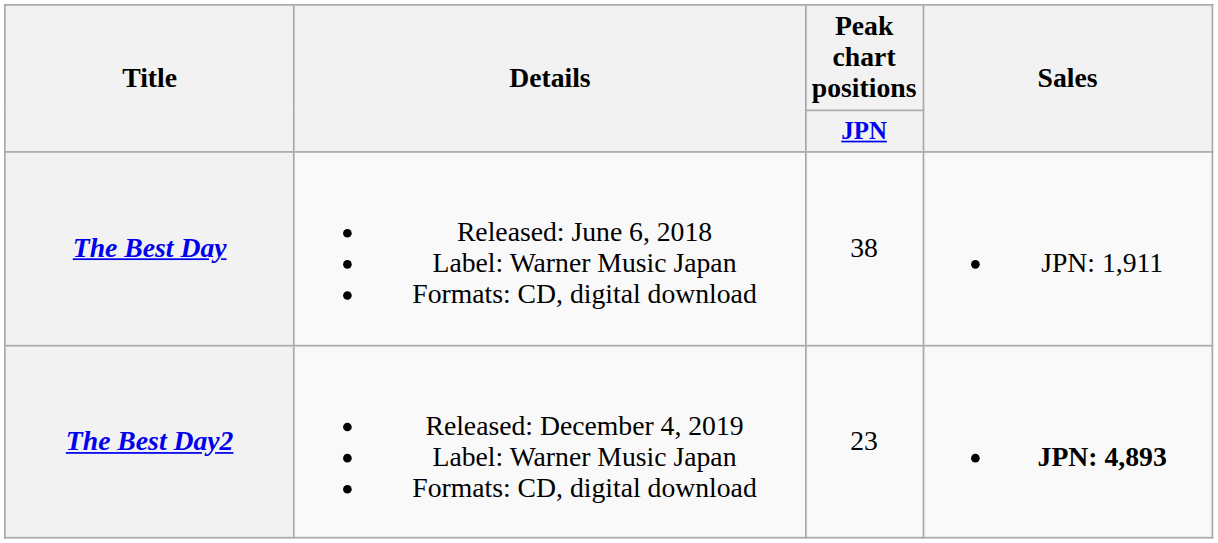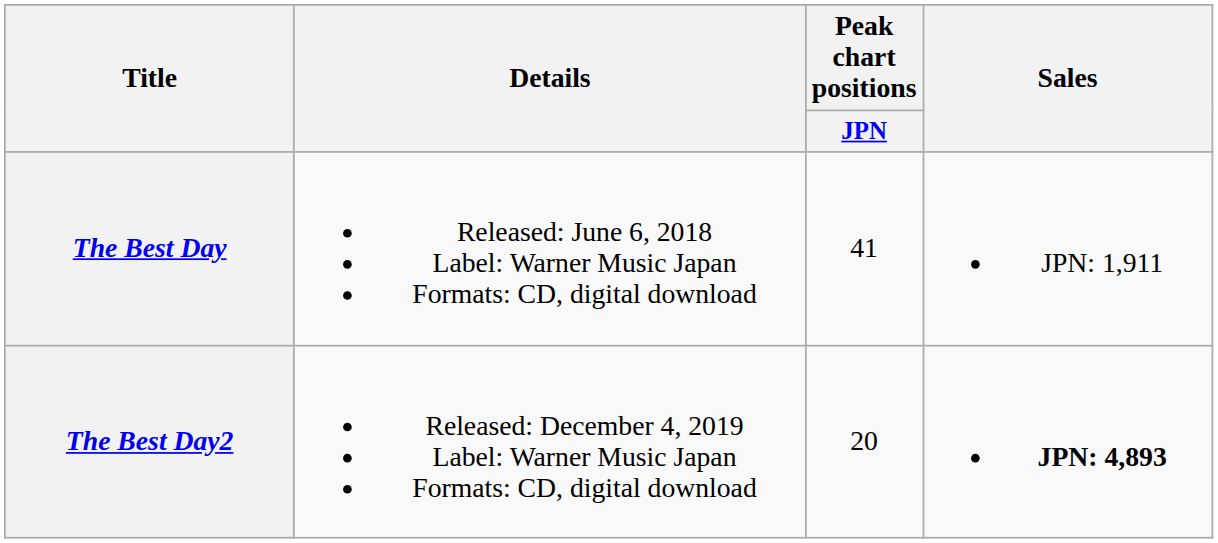(864, 248) 38 -> (864, 248) 41
(864, 440) 23 -> (864, 440) 20
